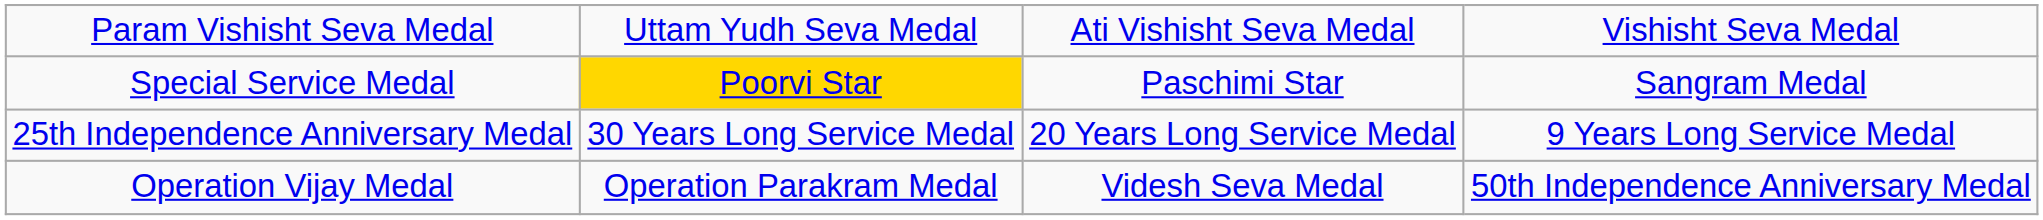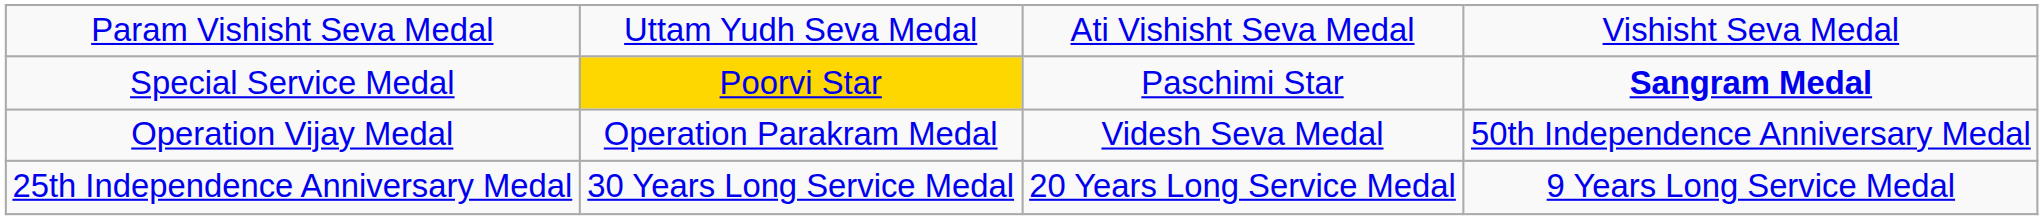(1751, 82) normal -> (1751, 82) bold
rows swapped: (292, 186) <-> (292, 134)
